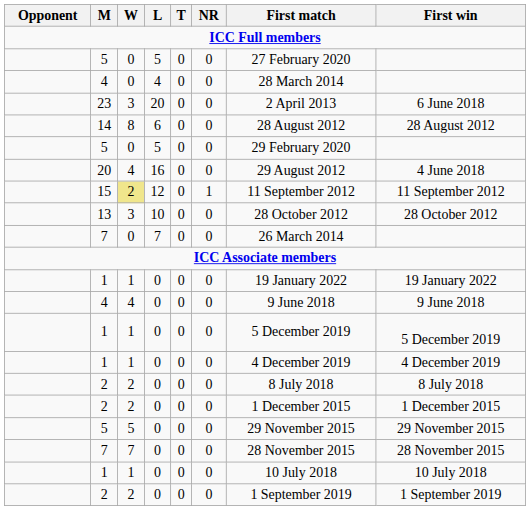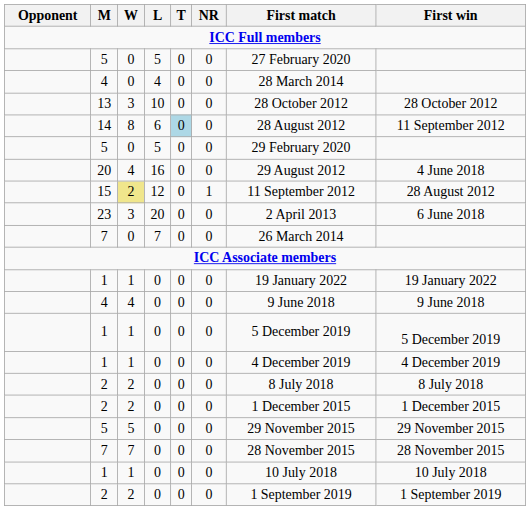rows swapped: (104, 103) <-> (104, 214)
(181, 125) no background -> (181, 125) lightblue background
(451, 125) 28 August 2012 -> (451, 125) 11 September 2012
(451, 192) 11 September 2012 -> (451, 192) 28 August 2012
